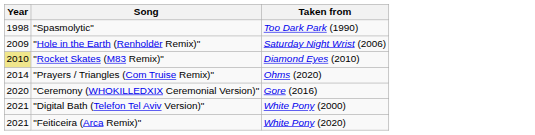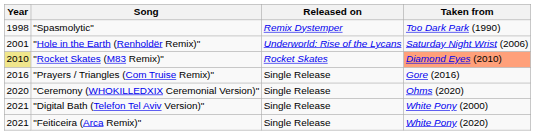+ column: (333, 12)
(18, 43) 2009 -> (18, 43) 2001
(312, 59) no background -> (454, 59) lightsalmon background
(18, 75) 2014 -> (18, 75) 2016
(293, 75) Ohms (2020) -> (433, 75) Gore (2016)
(290, 91) Gore (2016) -> (435, 91) Ohms (2020)
